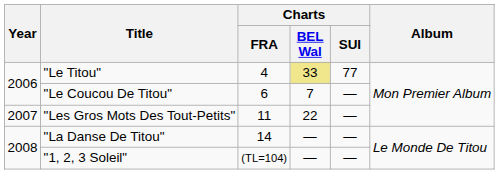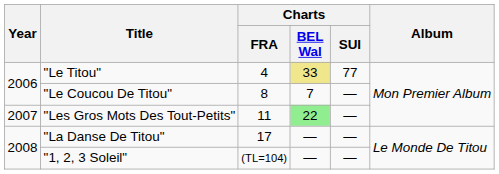(264, 94) 6 -> (264, 94) 8
(310, 115) no background -> (310, 115) lightgreen background
(264, 136) 14 -> (264, 136) 17
